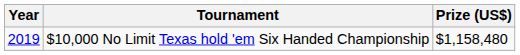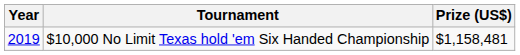(472, 38) $1,158,480 -> (472, 38) $1,158,481
